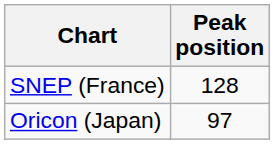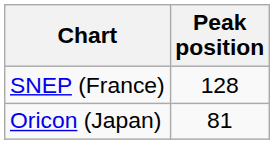(220, 120) 97 -> (220, 120) 81
